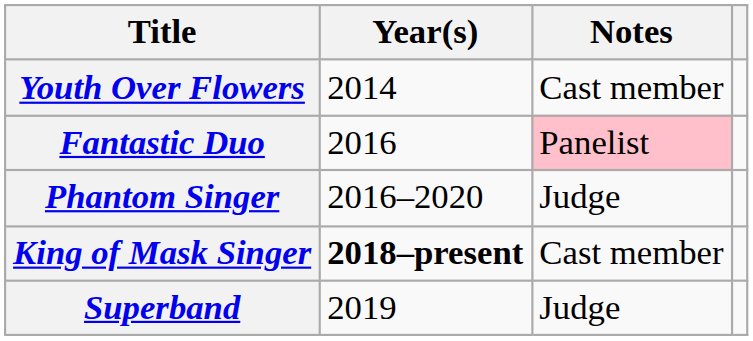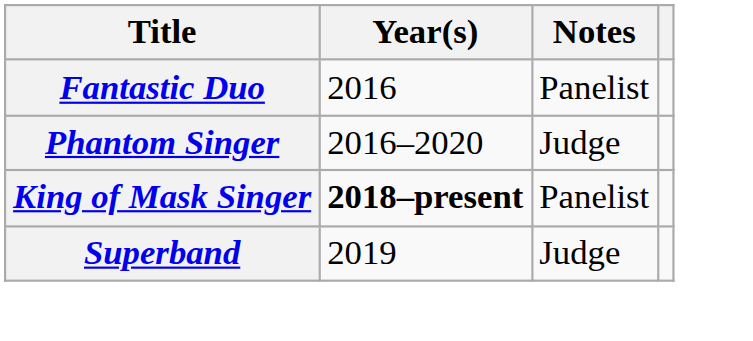- row: (162, 87)
(594, 142) pink background -> (594, 87) no background
(631, 252) Cast member -> (594, 197) Panelist
